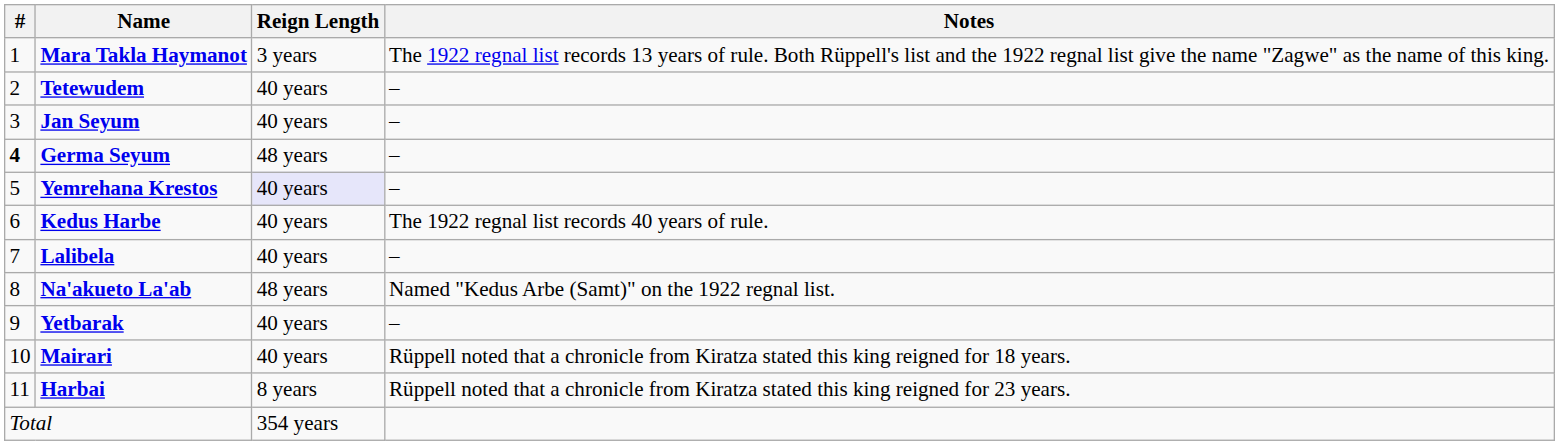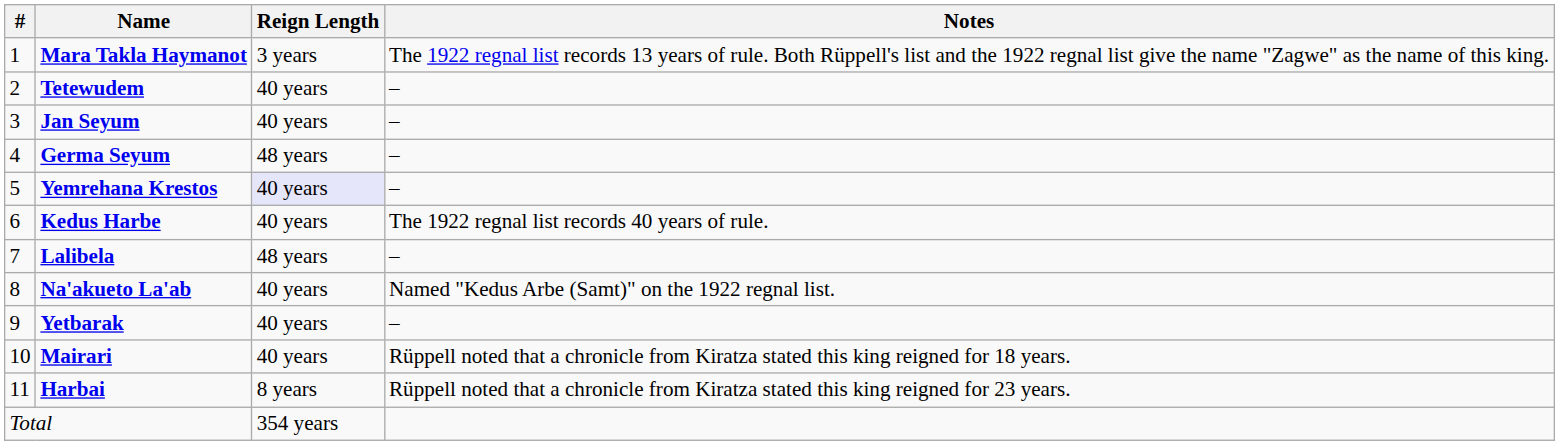(15, 155) bold -> (15, 155) normal
(292, 255) 40 years -> (292, 255) 48 years
(292, 289) 48 years -> (292, 289) 40 years
